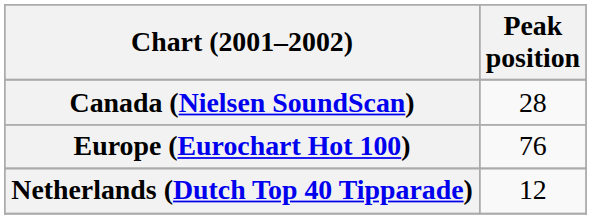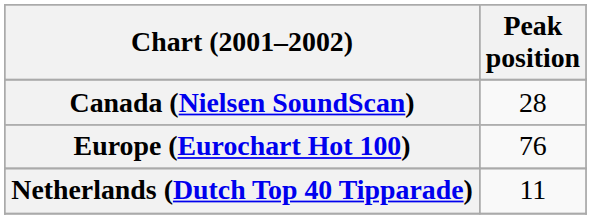(533, 190) 12 -> (533, 190) 11
